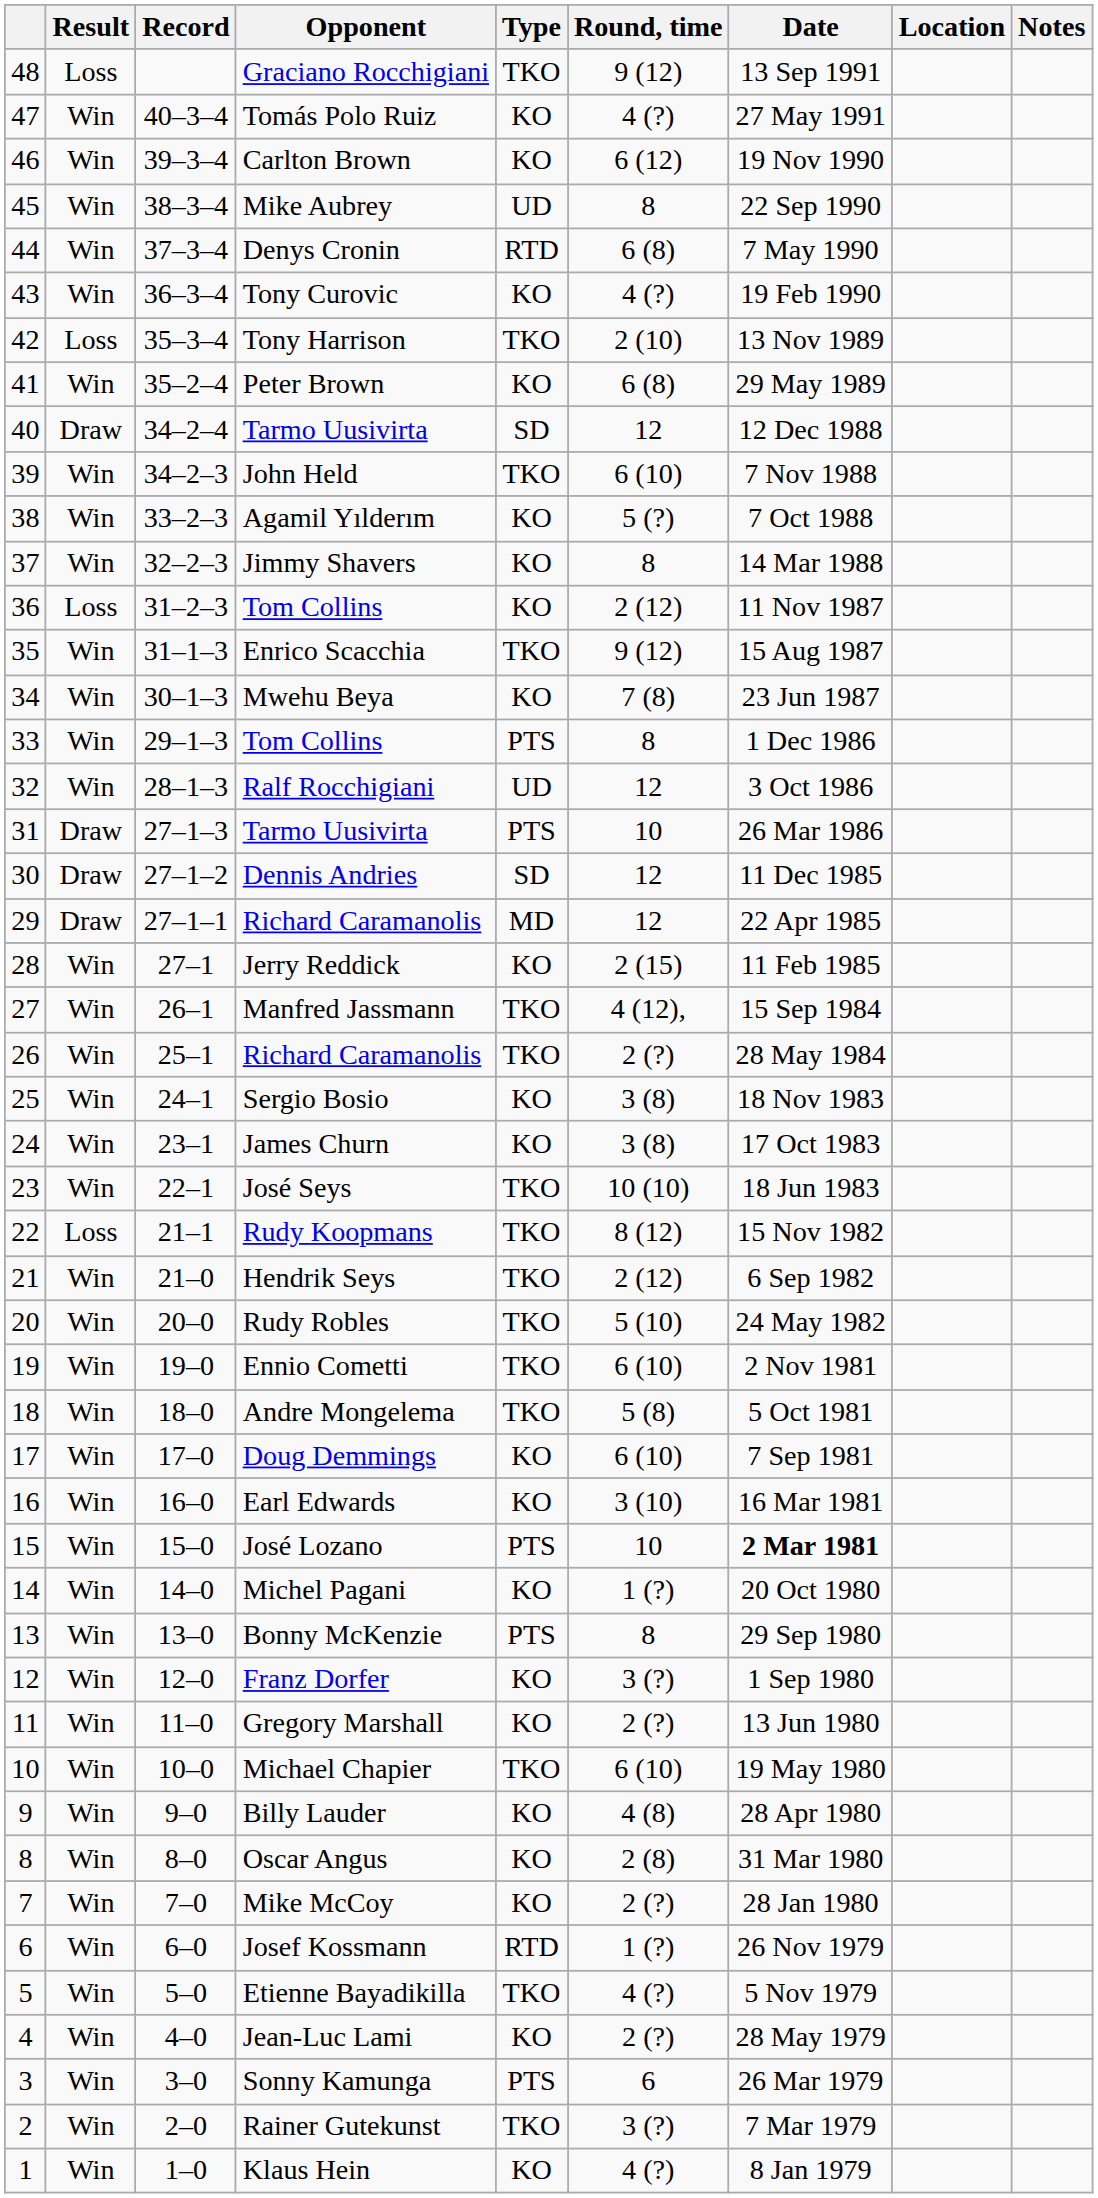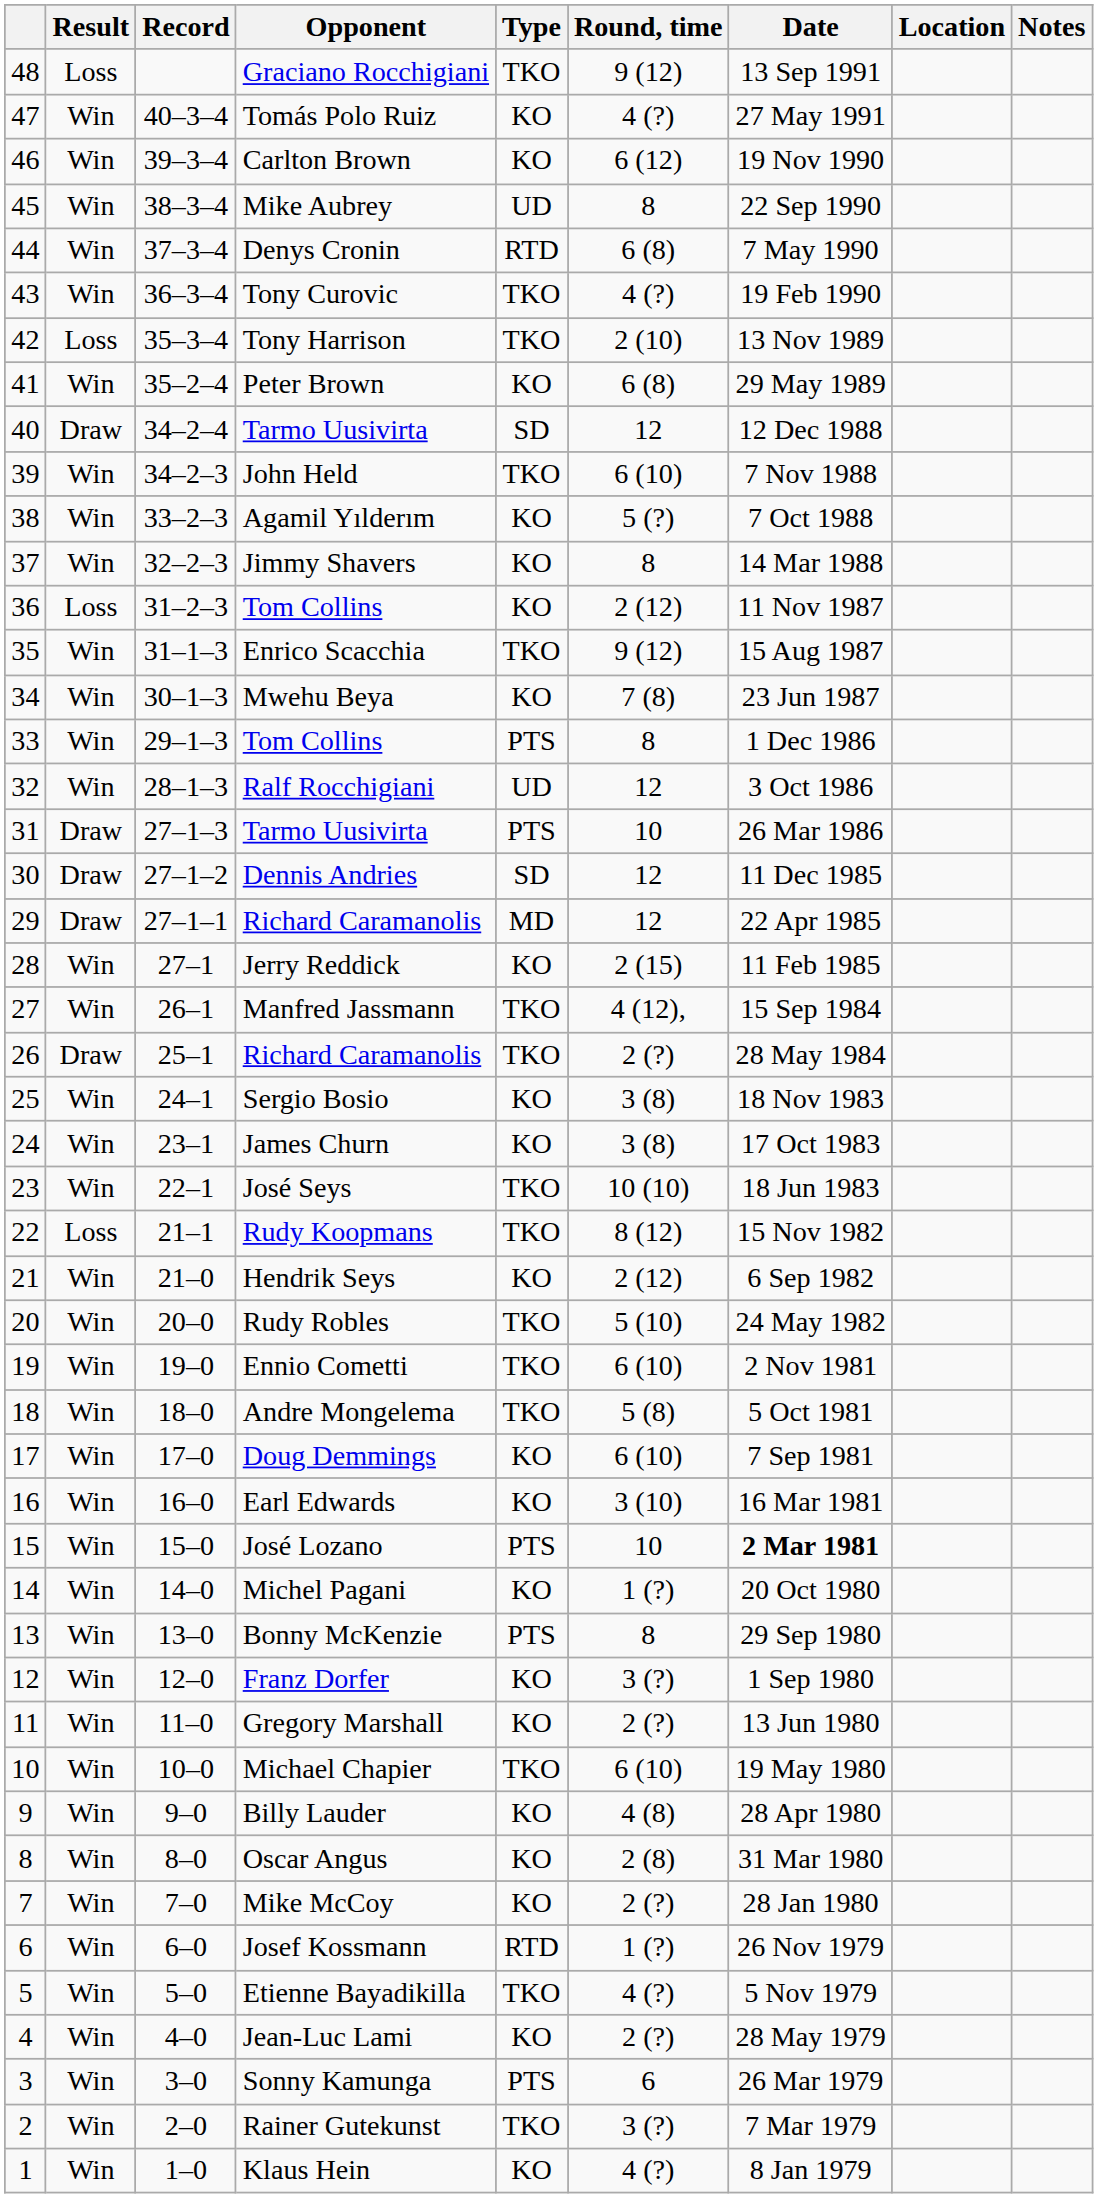(531, 294) KO -> (531, 294) TKO
(91, 1054) Win -> (91, 1054) Draw
(531, 1277) TKO -> (531, 1277) KO
